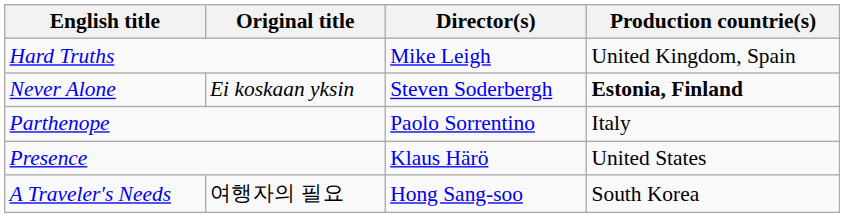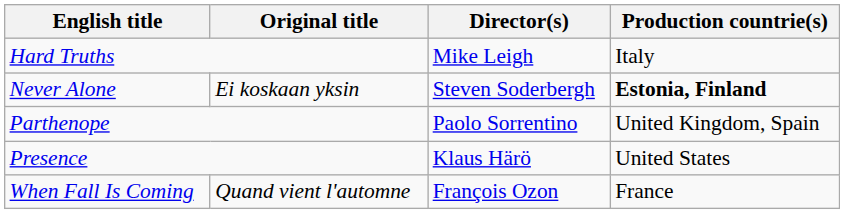(694, 55) United Kingdom, Spain -> (635, 55) Italy
(611, 123) Italy -> (717, 123) United Kingdom, Spain
- row: (90, 193)
+ row: (102, 191)
